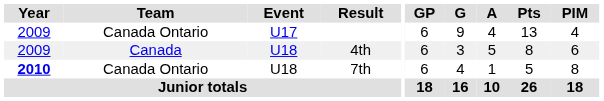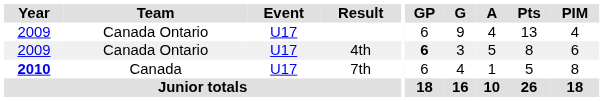(156, 50) Canada -> (156, 50) Canada Ontario
(284, 50) U18 -> (284, 50) U17
(424, 50) normal -> (424, 50) bold
(156, 69) Canada Ontario -> (156, 69) Canada
(284, 69) U18 -> (284, 69) U17
